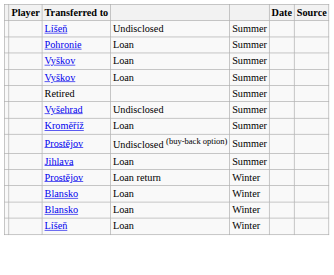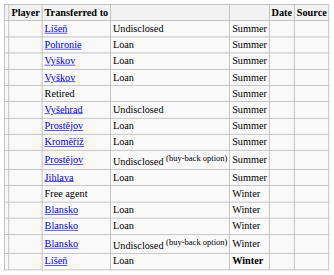+ row: (64, 126)
+ row: (66, 194)
- row: (64, 177)
+ row: (61, 244)
(246, 226) normal -> (248, 261) bold
